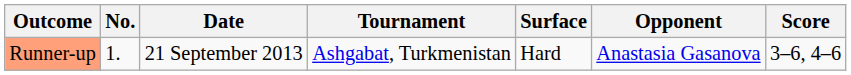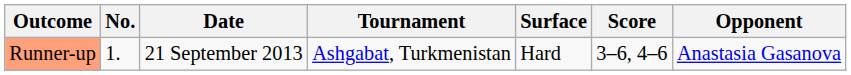columns swapped: (678, 20) <-> (806, 20)
